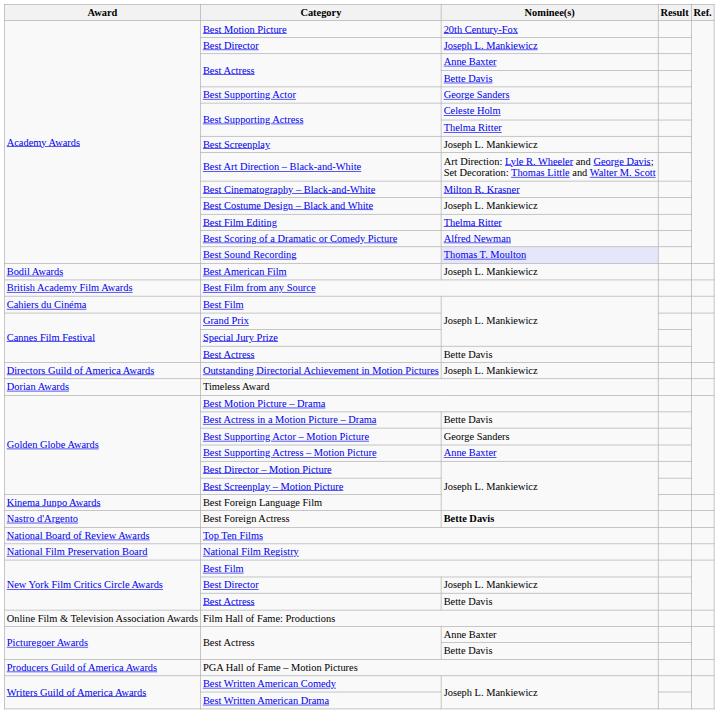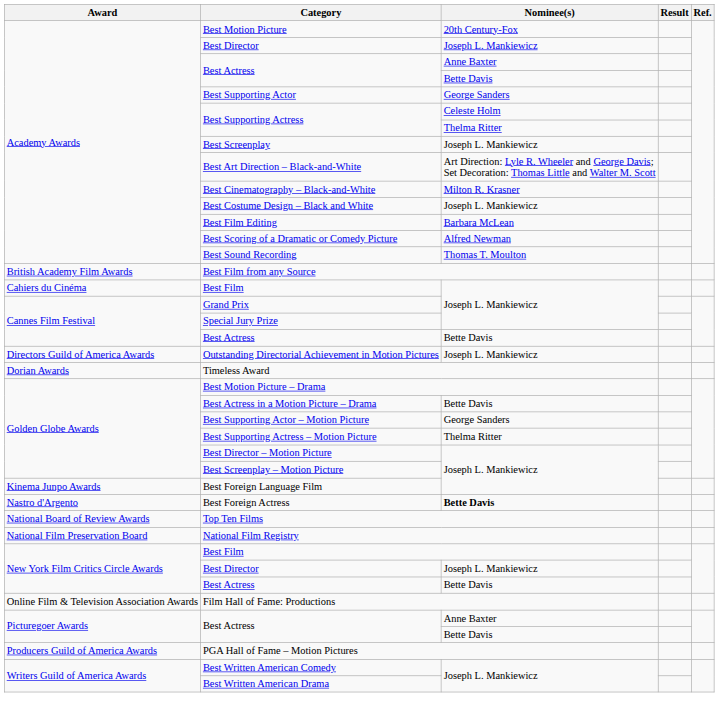(473, 222) Thelma Ritter -> (479, 222) Barbara McLean
(485, 255) lavender background -> (485, 255) no background
- row: (35, 271)
(470, 453) Anne Baxter -> (473, 436) Thelma Ritter
